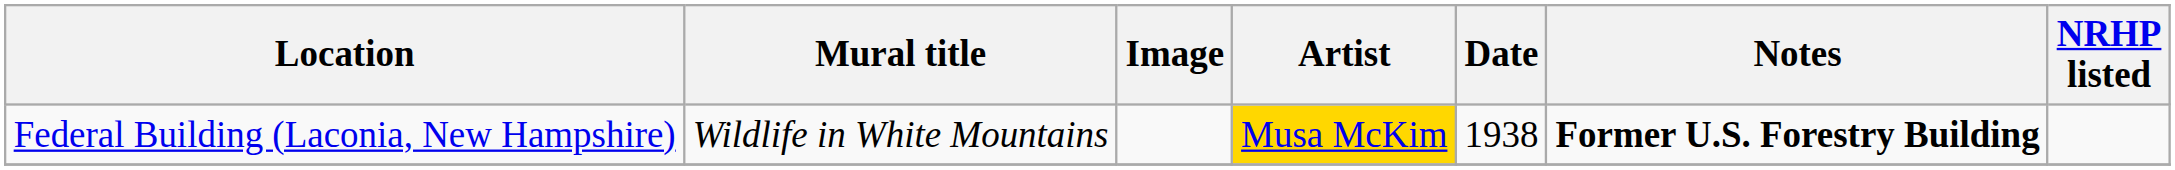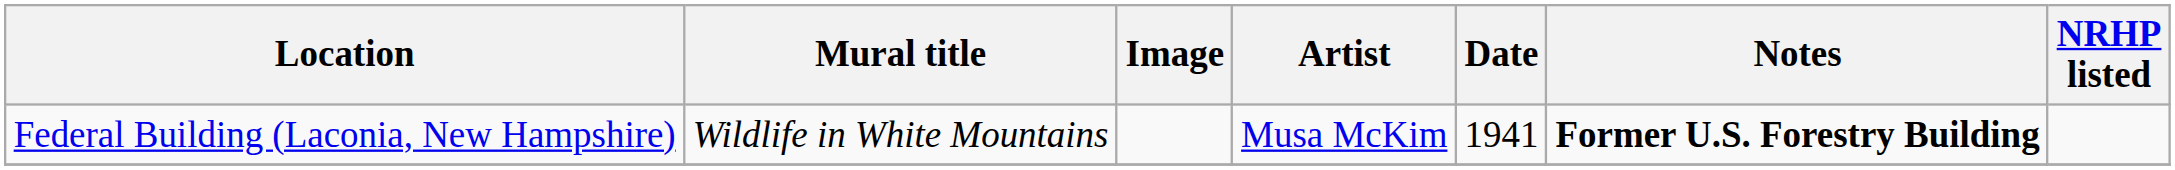(1344, 134) gold background -> (1344, 134) no background
(1501, 134) 1938 -> (1501, 134) 1941
